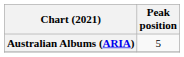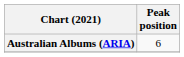(158, 43) 5 -> (158, 43) 6
